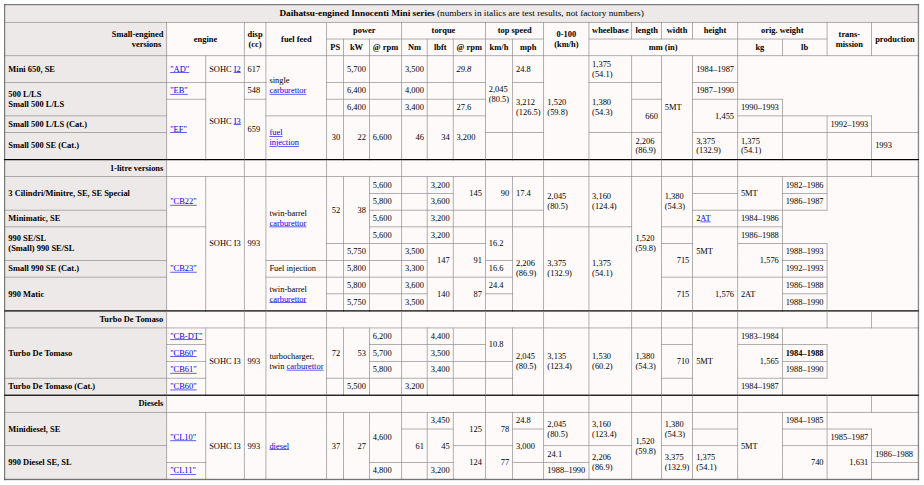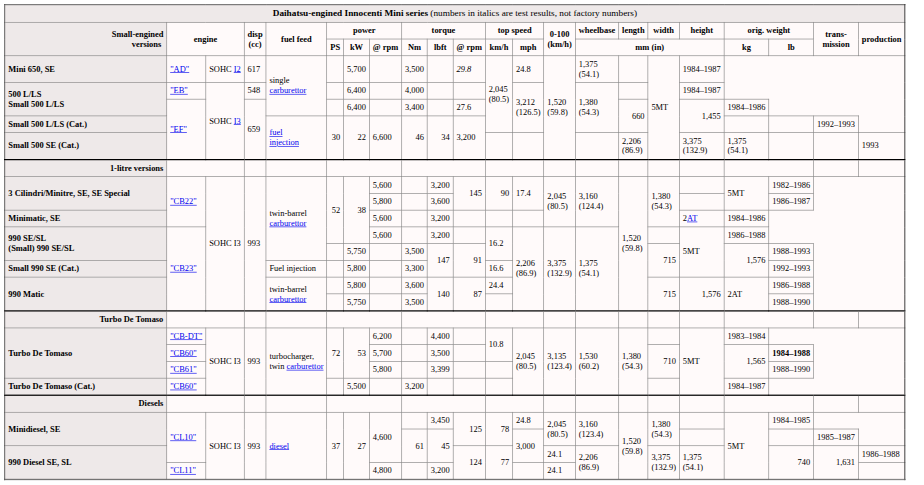(715, 90) 1987–1990 -> (702, 90) 1984–1987
(760, 107) 1990–1993 -> (747, 107) 1984–1986
(440, 369) 3,400 -> (440, 369) 3,399
(566, 470) 1988–1990 -> (555, 470) 24.1
